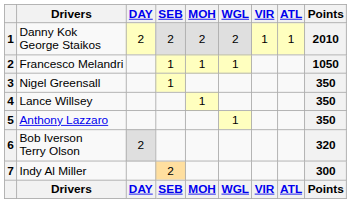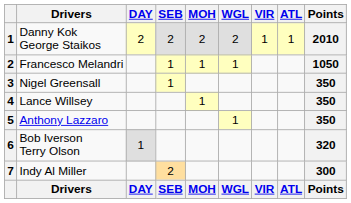(141, 145) 2 -> (141, 145) 1
